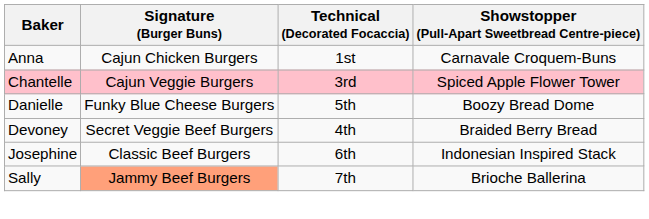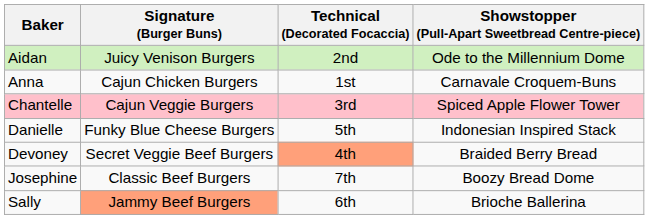+ row: (27, 57)
(528, 105) Boozy Bread Dome -> (528, 130) Indonesian Inspired Stack
(345, 130) no background -> (345, 154) lightsalmon background
(345, 154) 6th -> (345, 178) 7th
(528, 154) Indonesian Inspired Stack -> (528, 178) Boozy Bread Dome
(345, 178) 7th -> (345, 202) 6th
